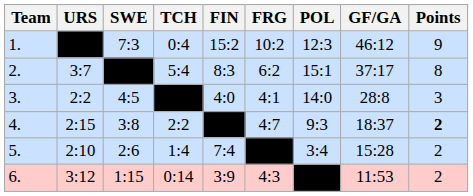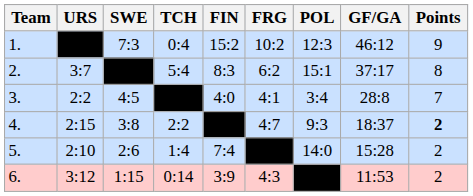(317, 97) 14:0 -> (317, 97) 3:4
(438, 97) 3 -> (438, 97) 7
(317, 151) 3:4 -> (317, 151) 14:0
